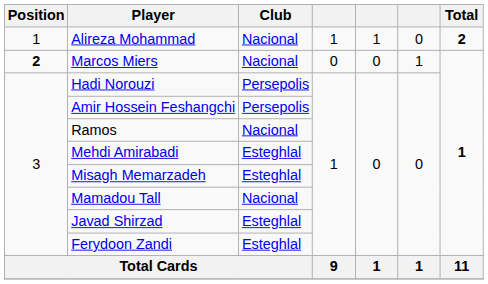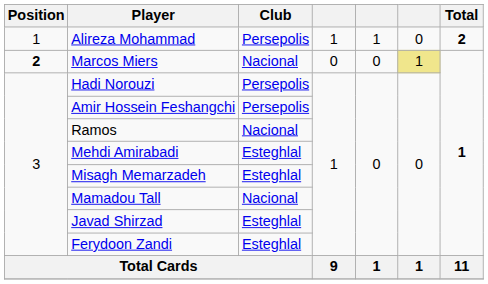(270, 38) Nacional -> (276, 38) Persepolis
(419, 61) no background -> (419, 61) khaki background
